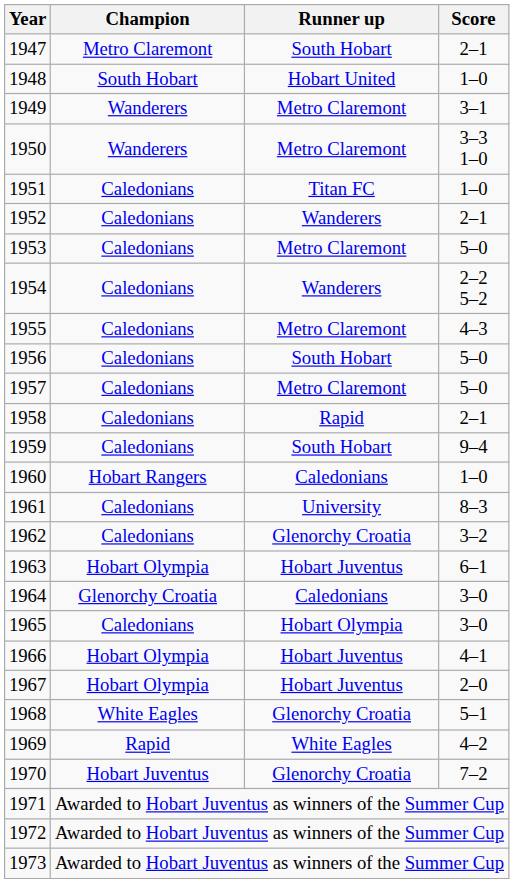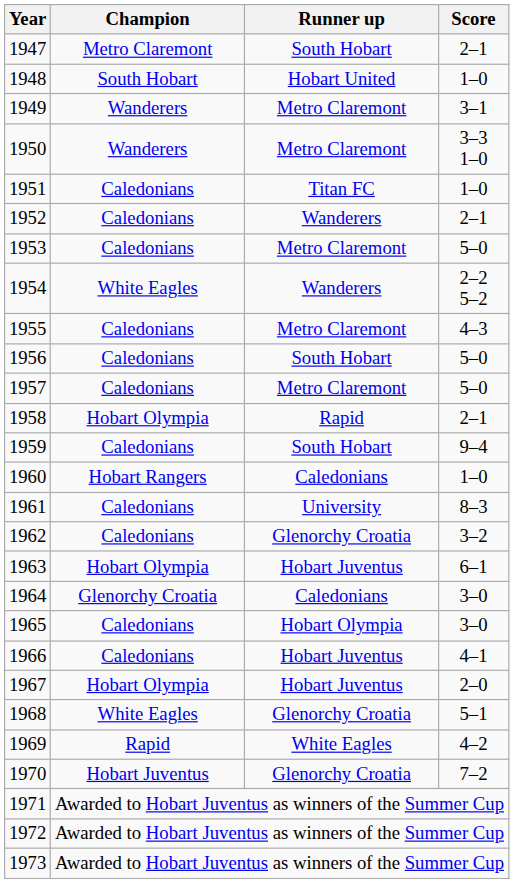(148, 288) Caledonians -> (148, 288) White Eagles
(148, 417) Caledonians -> (148, 417) Hobart Olympia
(148, 655) Hobart Olympia -> (148, 655) Caledonians
